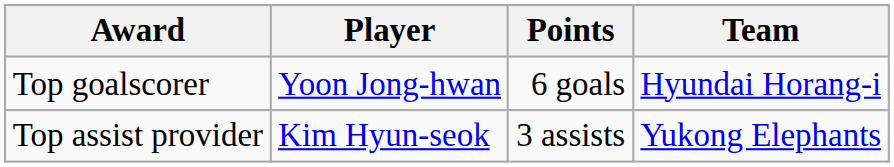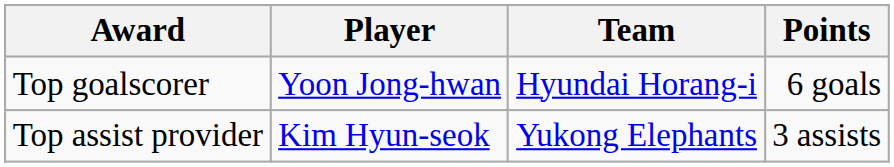columns swapped: (761, 30) <-> (571, 30)
